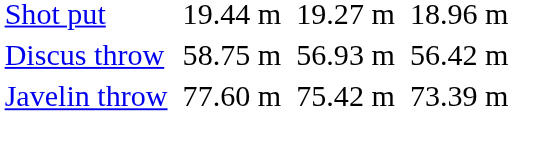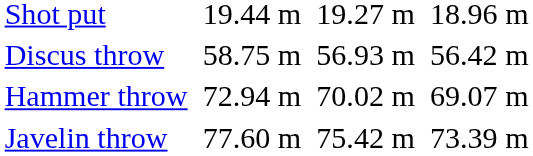+ row: (96, 96)
